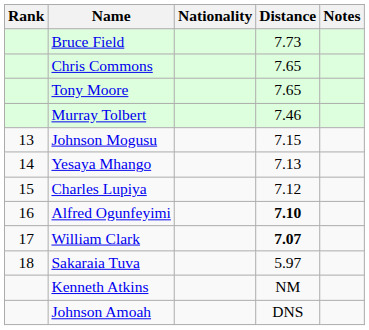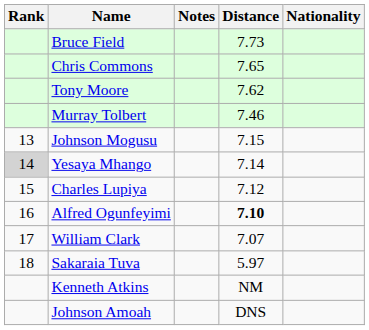columns swapped: (215, 16) <-> (342, 16)
(288, 90) 7.65 -> (251, 90) 7.62
(26, 164) no background -> (26, 164) lightgrey background
(288, 164) 7.13 -> (251, 164) 7.14
(288, 238) bold -> (251, 238) normal
